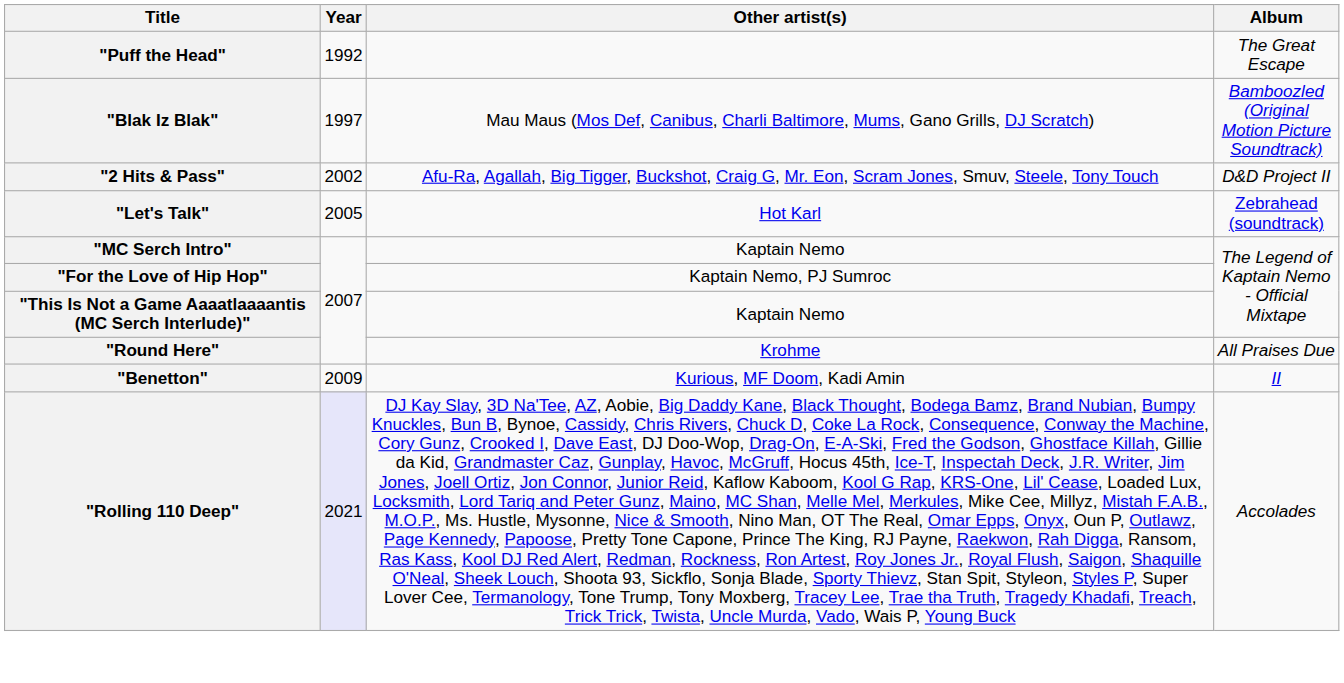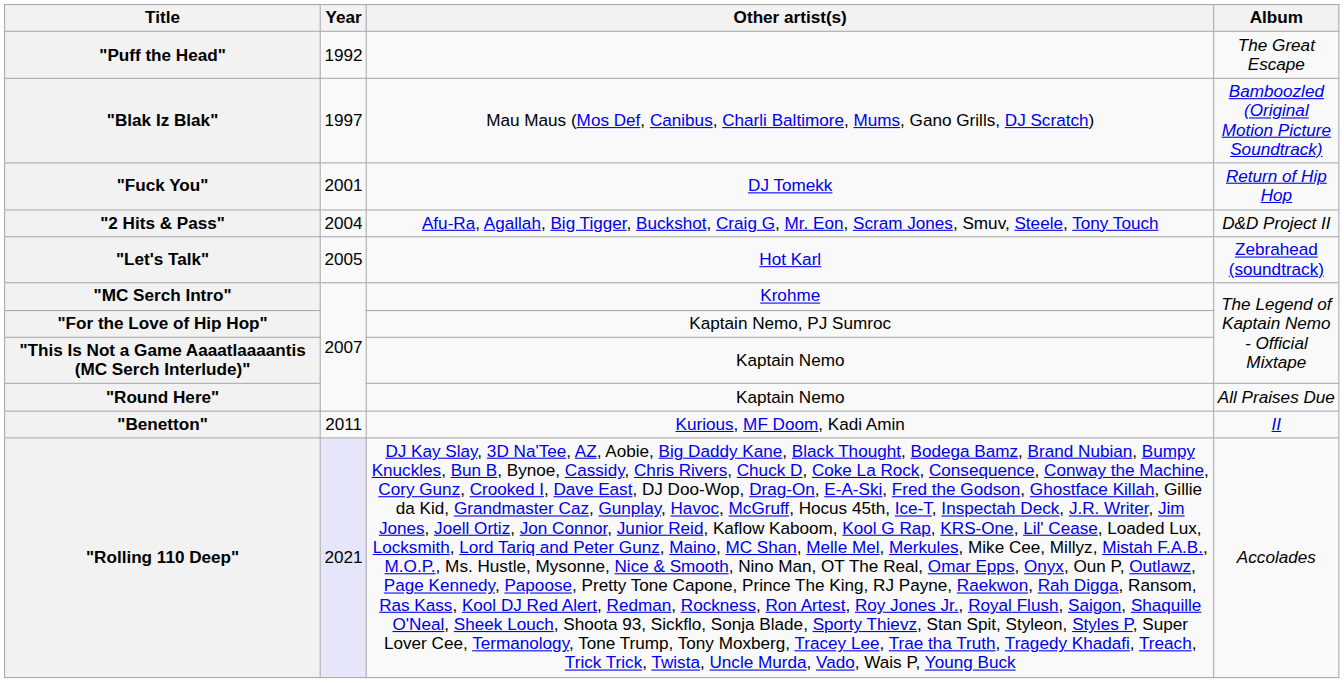+ row: (163, 186)
(344, 176) 2002 -> (344, 222) 2004
(790, 250) Kaptain Nemo -> (790, 296) Krohme
(790, 350) Krohme -> (790, 397) Kaptain Nemo
(344, 377) 2009 -> (344, 424) 2011
